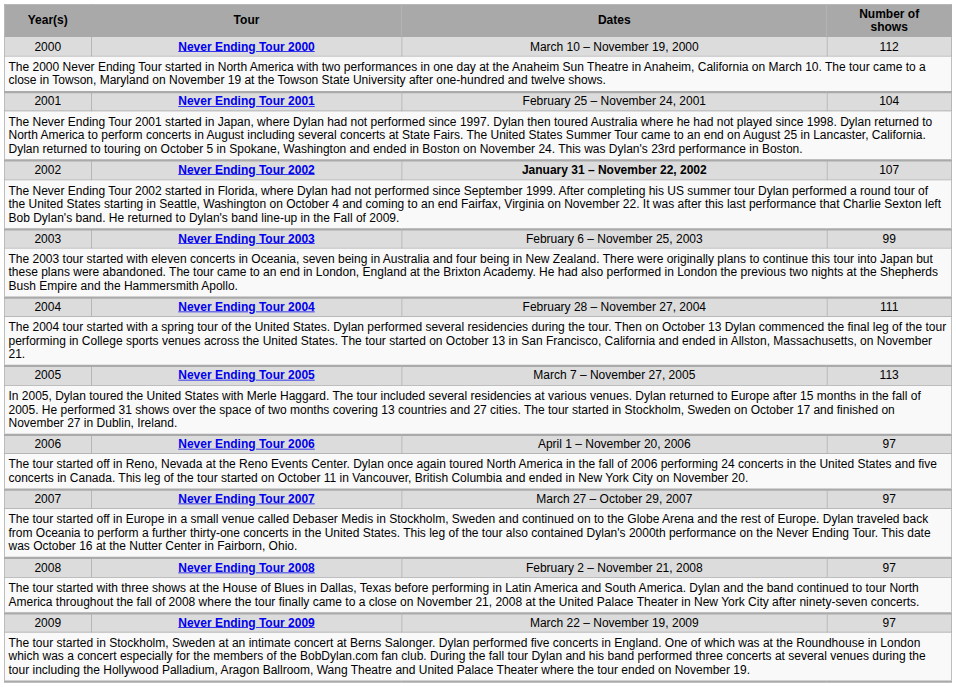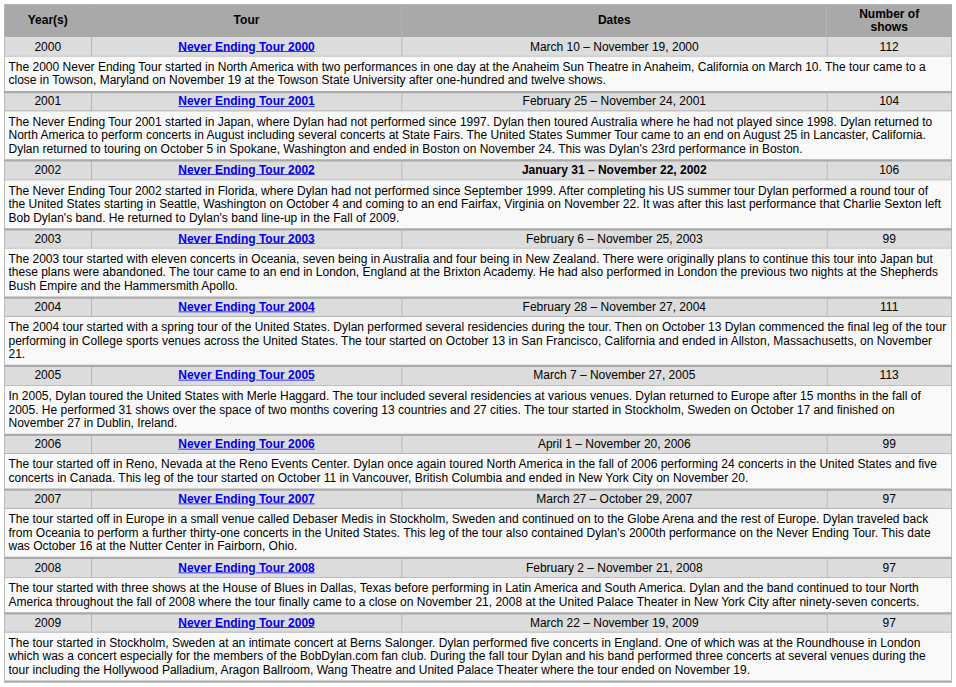(889, 170) 107 -> (889, 170) 106
(889, 444) 97 -> (889, 444) 99
